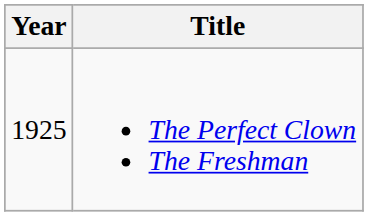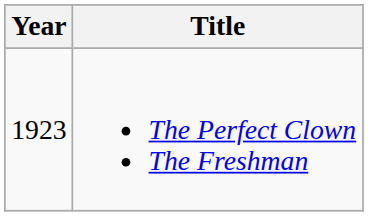(39, 129) 1925 -> (39, 129) 1923
